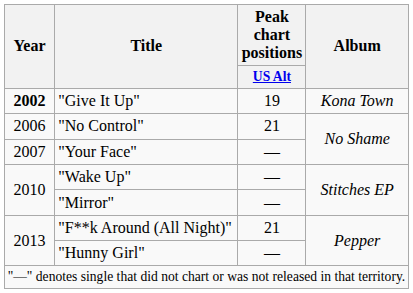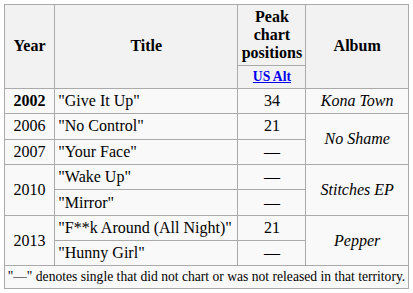(272, 100) 19 -> (272, 100) 34
